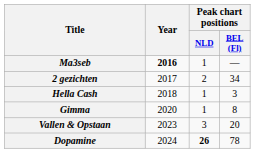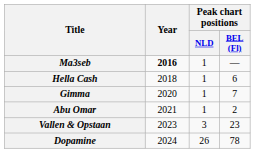- row: (75, 79)
(235, 94) 3 -> (235, 79) 6
(235, 109) 8 -> (235, 94) 7
+ row: (75, 109)
(235, 125) 20 -> (235, 125) 23
(204, 140) bold -> (204, 140) normal
